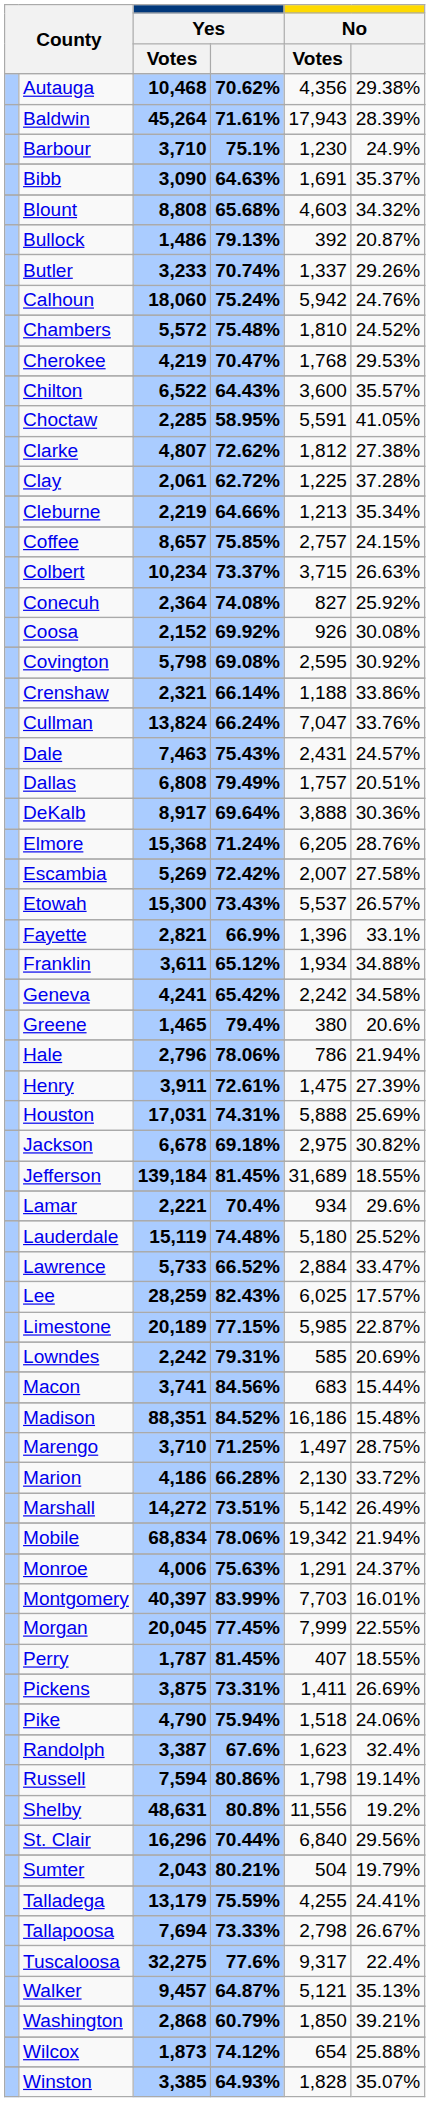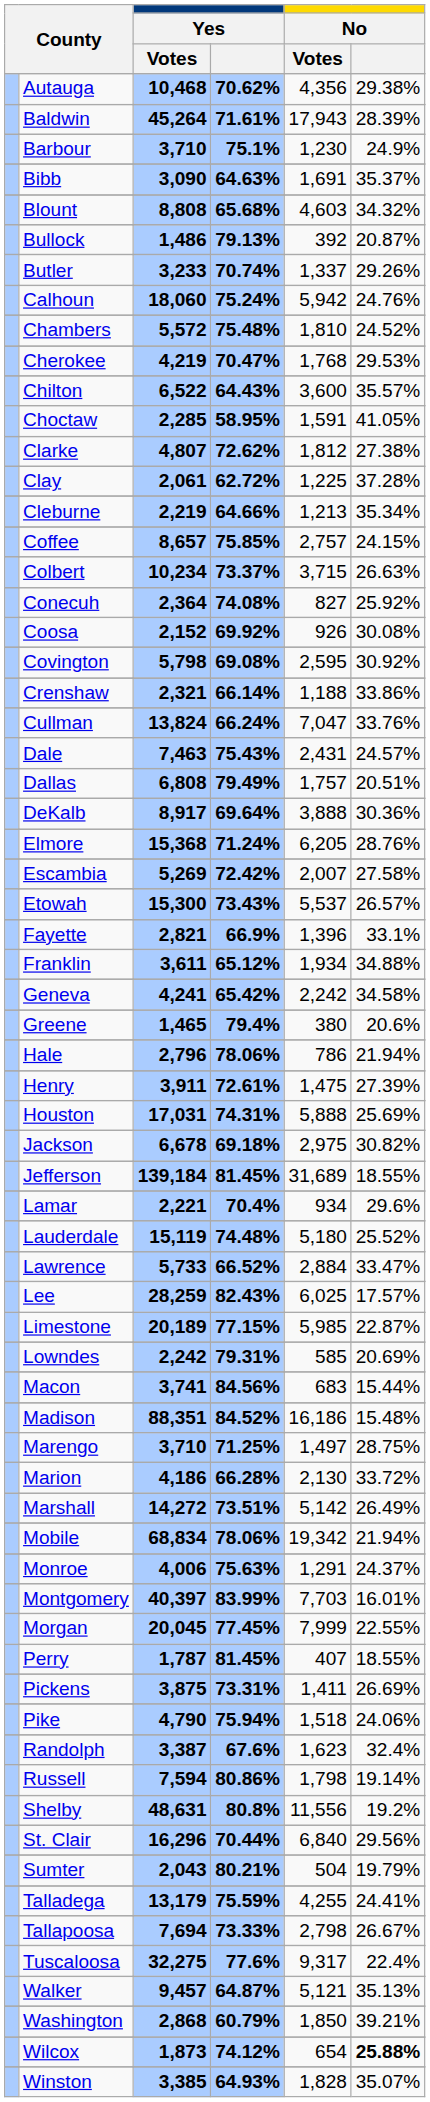(323, 420) 5,591 -> (323, 420) 1,591
(388, 2051) normal -> (388, 2051) bold
